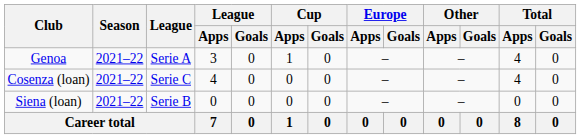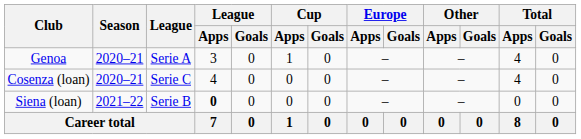(120, 58) 2021–22 -> (120, 58) 2020–21
(120, 79) 2021–22 -> (120, 79) 2020–21
(213, 101) normal -> (213, 101) bold
